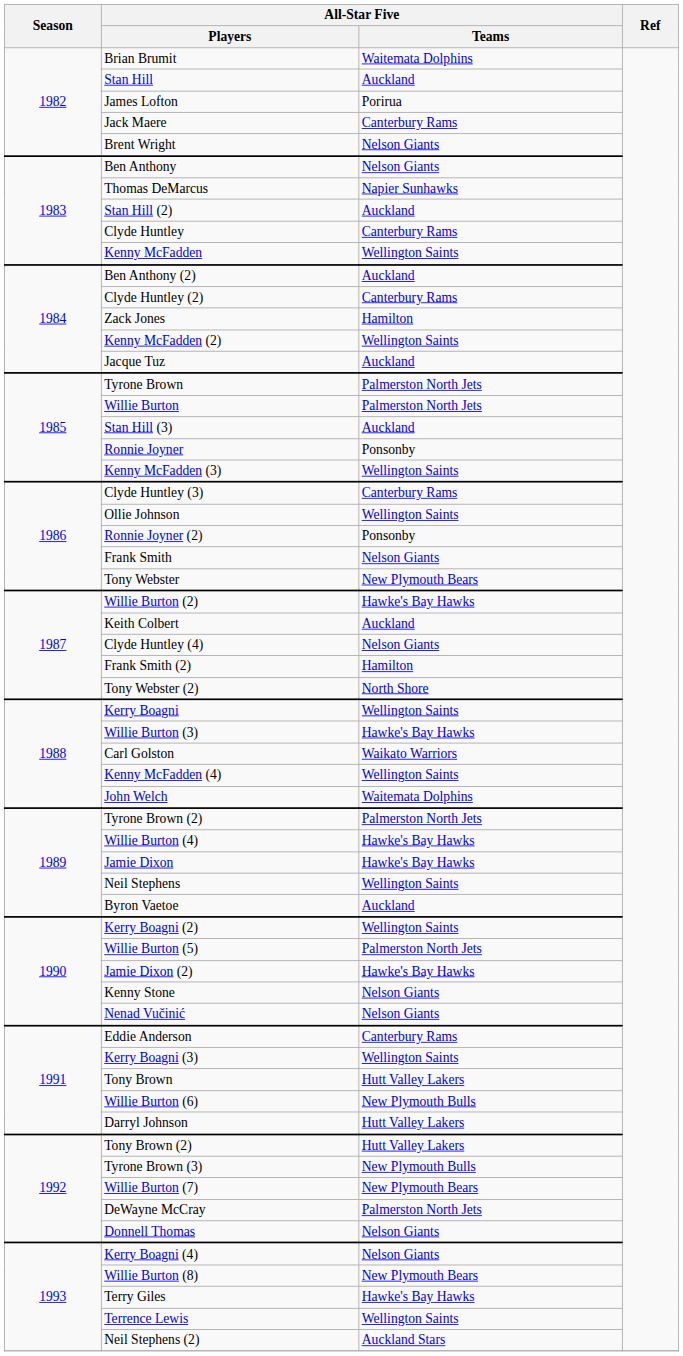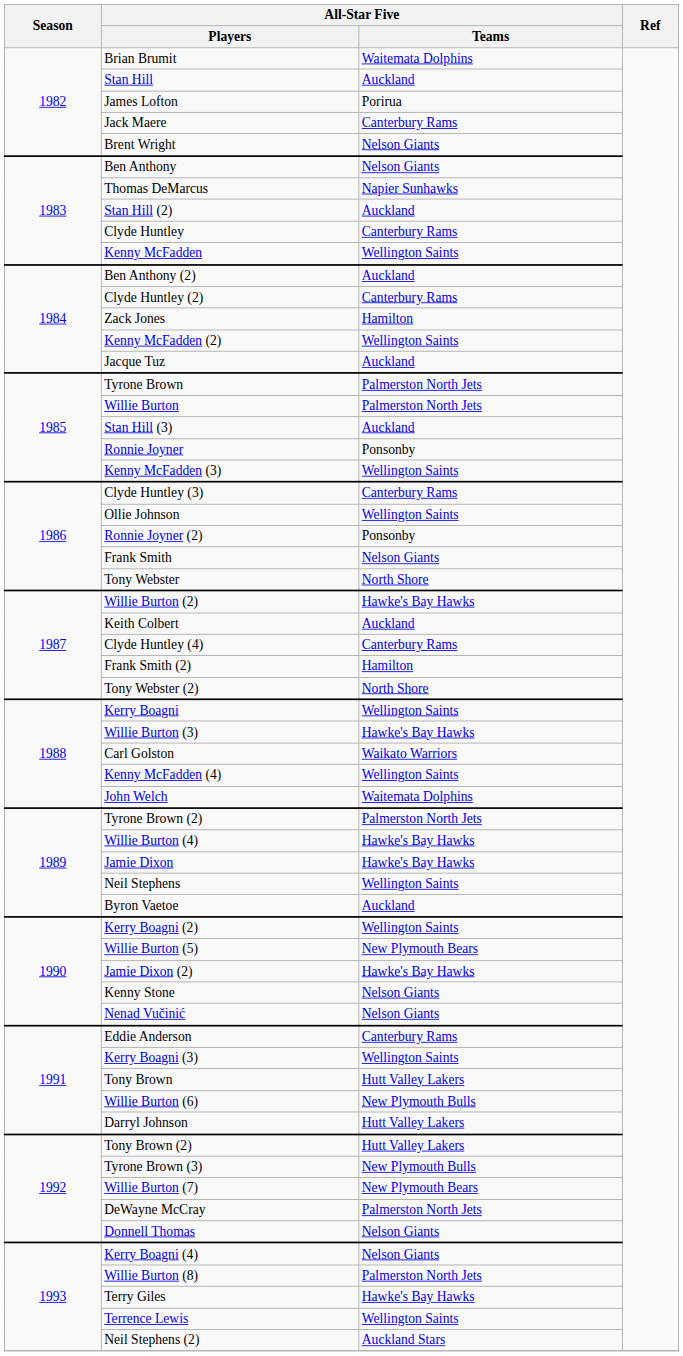(420, 579) New Plymouth Bears -> (395, 579) North Shore
(400, 645) Nelson Giants -> (410, 645) Canterbury Rams
(422, 949) Palmerston North Jets -> (420, 949) New Plymouth Bears
(420, 1275) New Plymouth Bears -> (422, 1275) Palmerston North Jets
